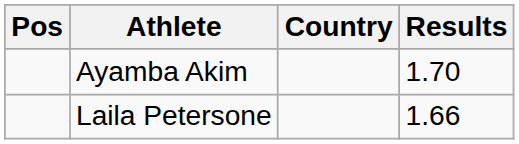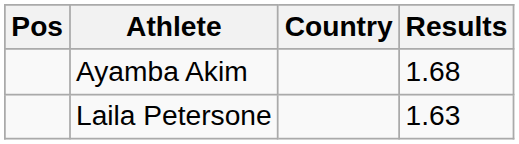(433, 71) 1.70 -> (433, 71) 1.68
(433, 116) 1.66 -> (433, 116) 1.63
